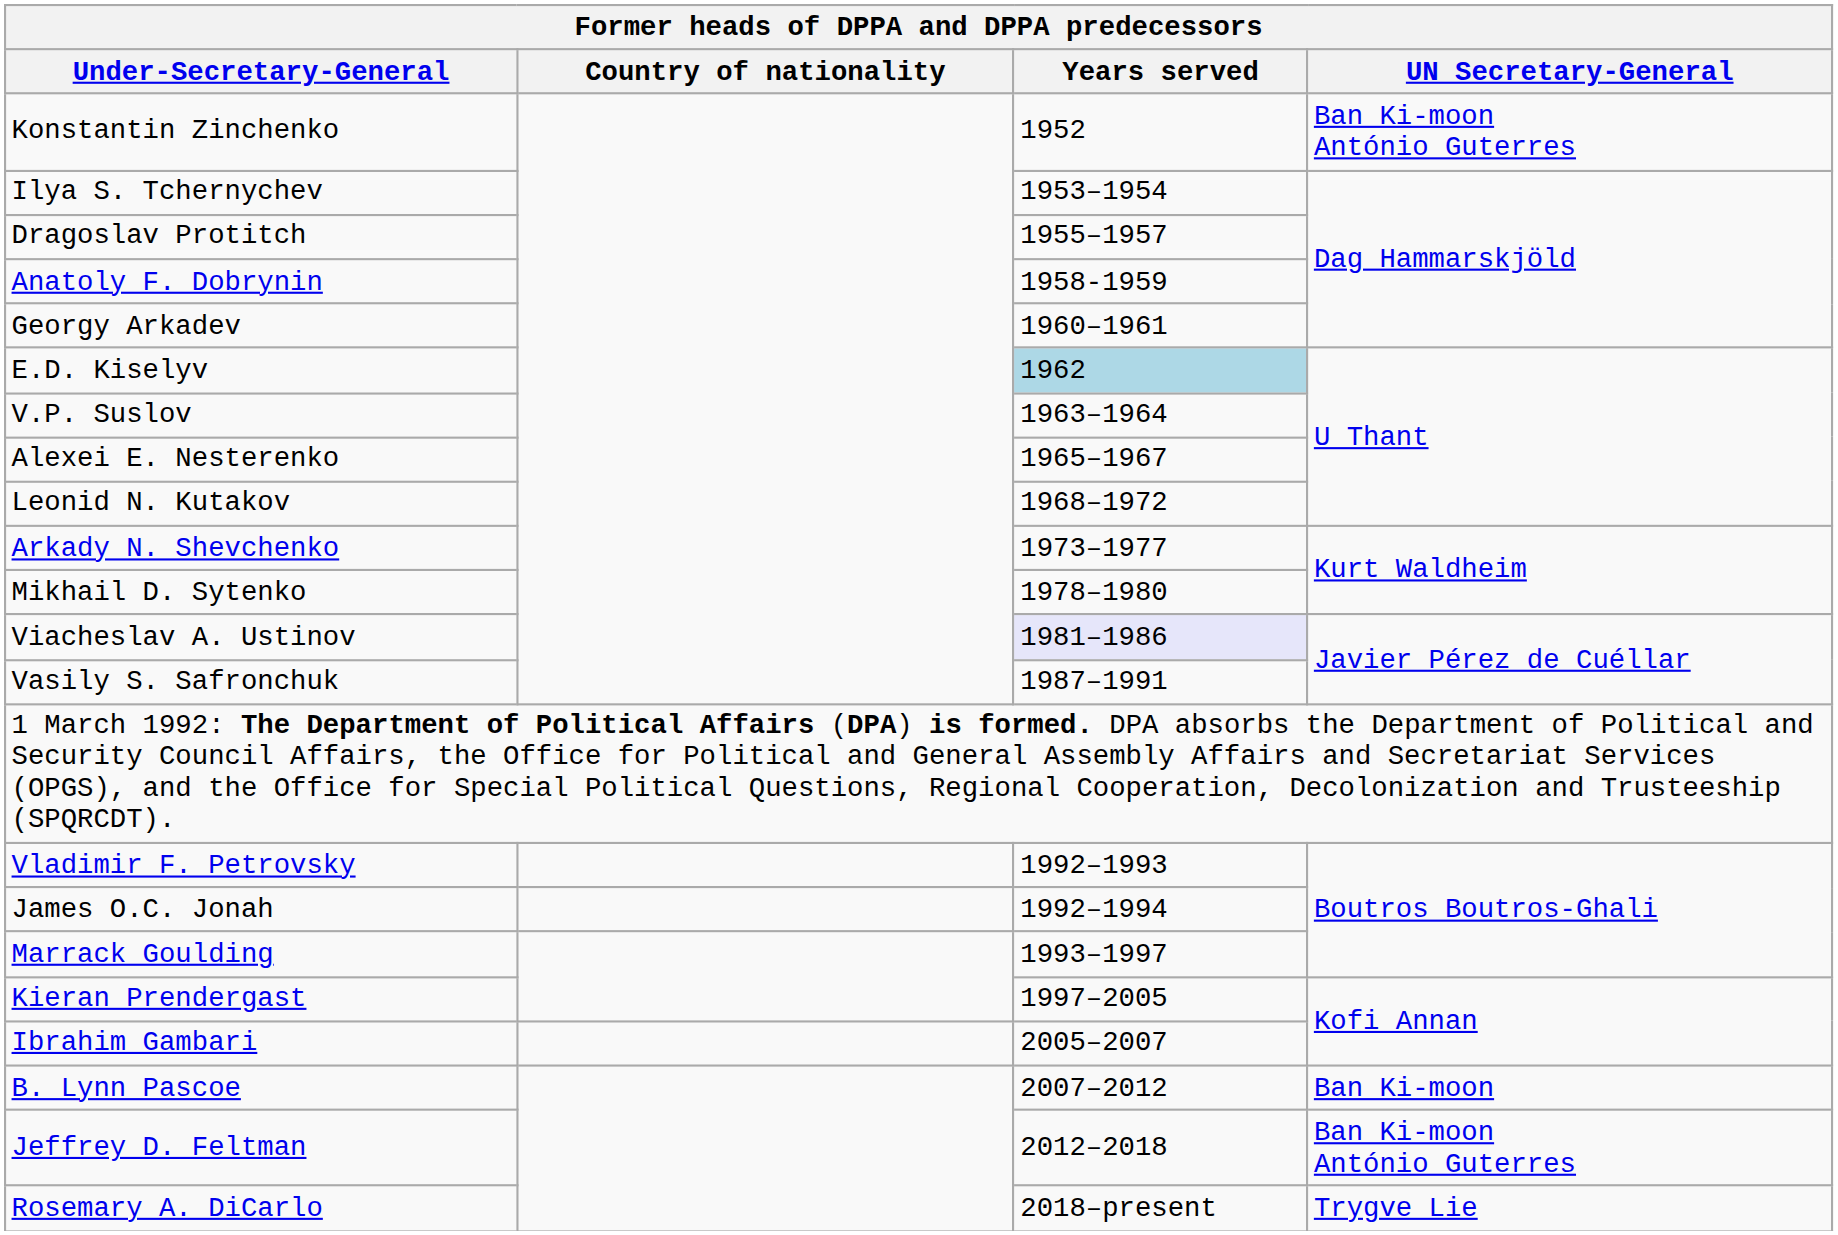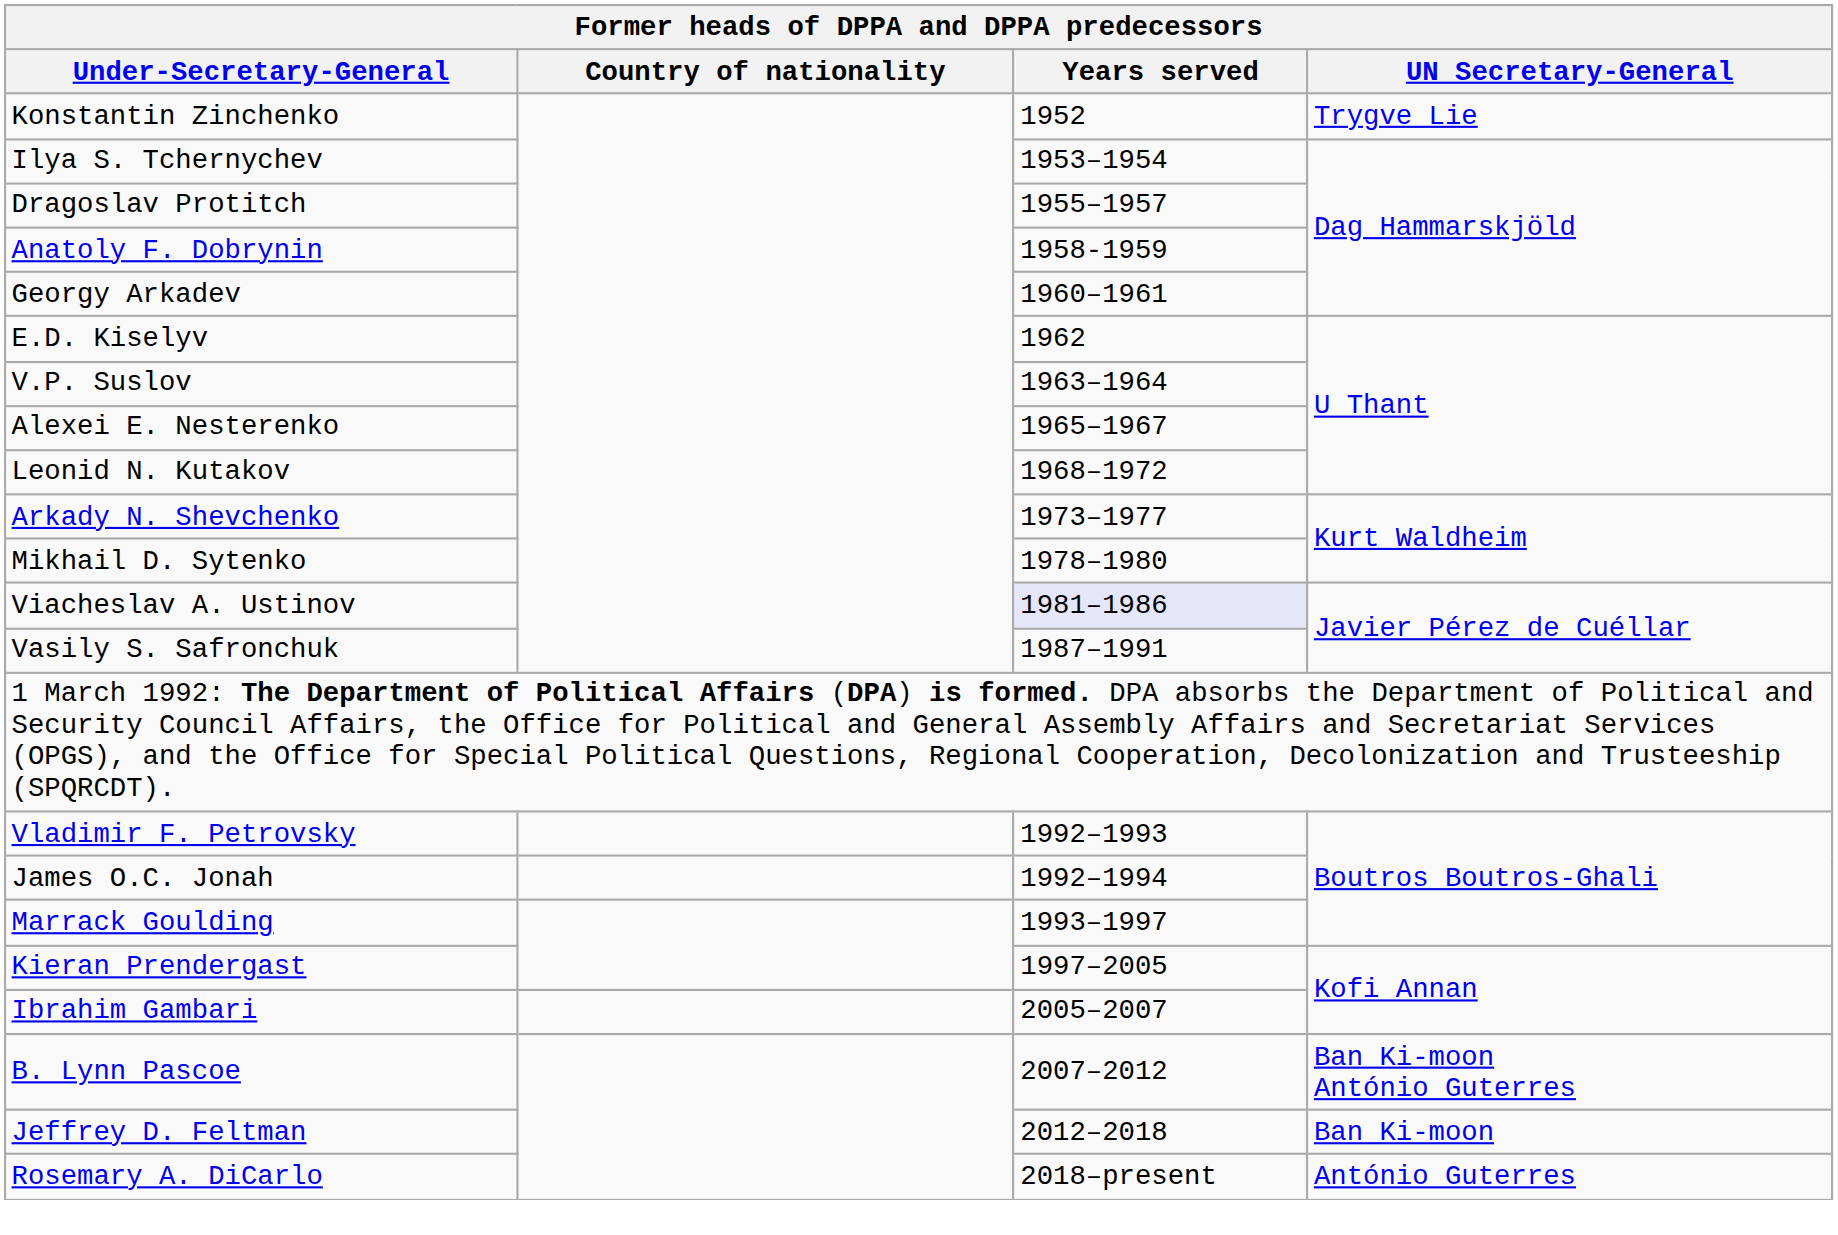(1445, 132) Ban Ki-moon António Guterres -> (1396, 116) Trygve Lie
(1053, 370) lightblue background -> (1053, 339) no background
(1404, 1088) Ban Ki-moon -> (1445, 1072) Ban Ki-moon António Guterres
(1445, 1148) Ban Ki-moon António Guterres -> (1404, 1132) Ban Ki-moon
(1396, 1208) Trygve Lie -> (1445, 1177) António Guterres
